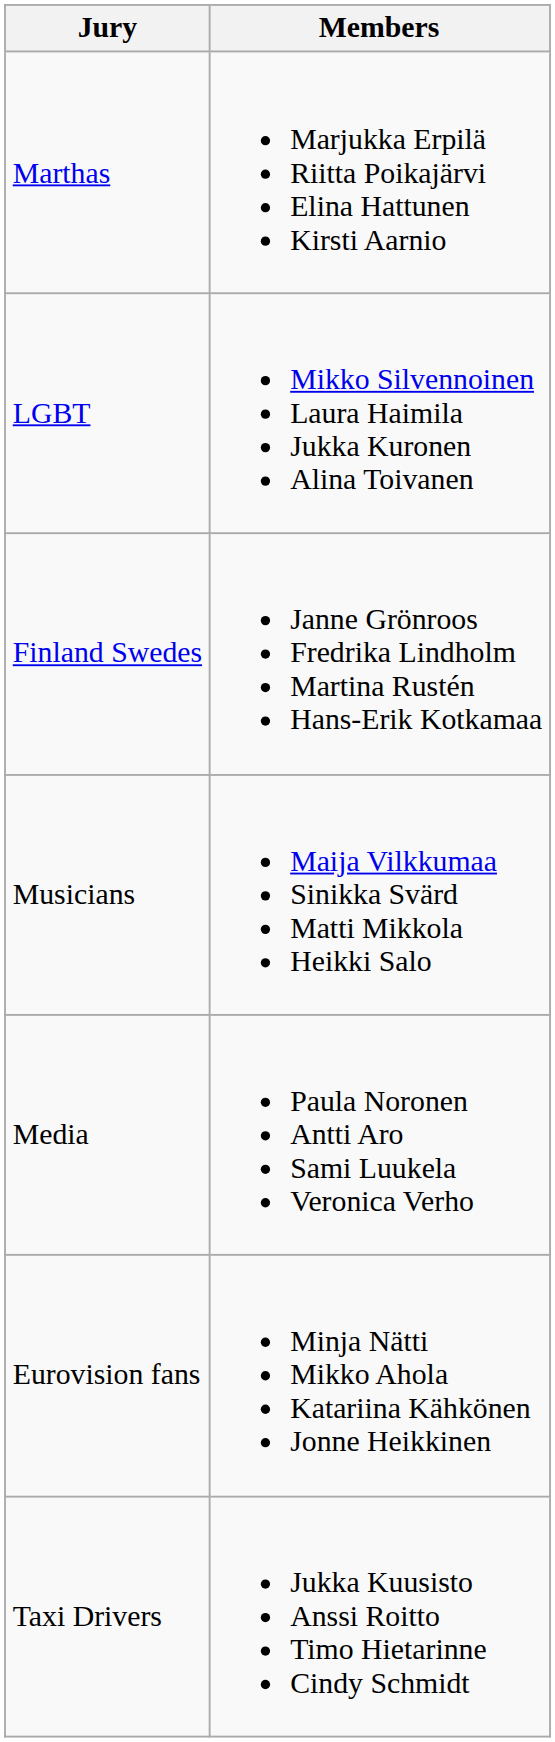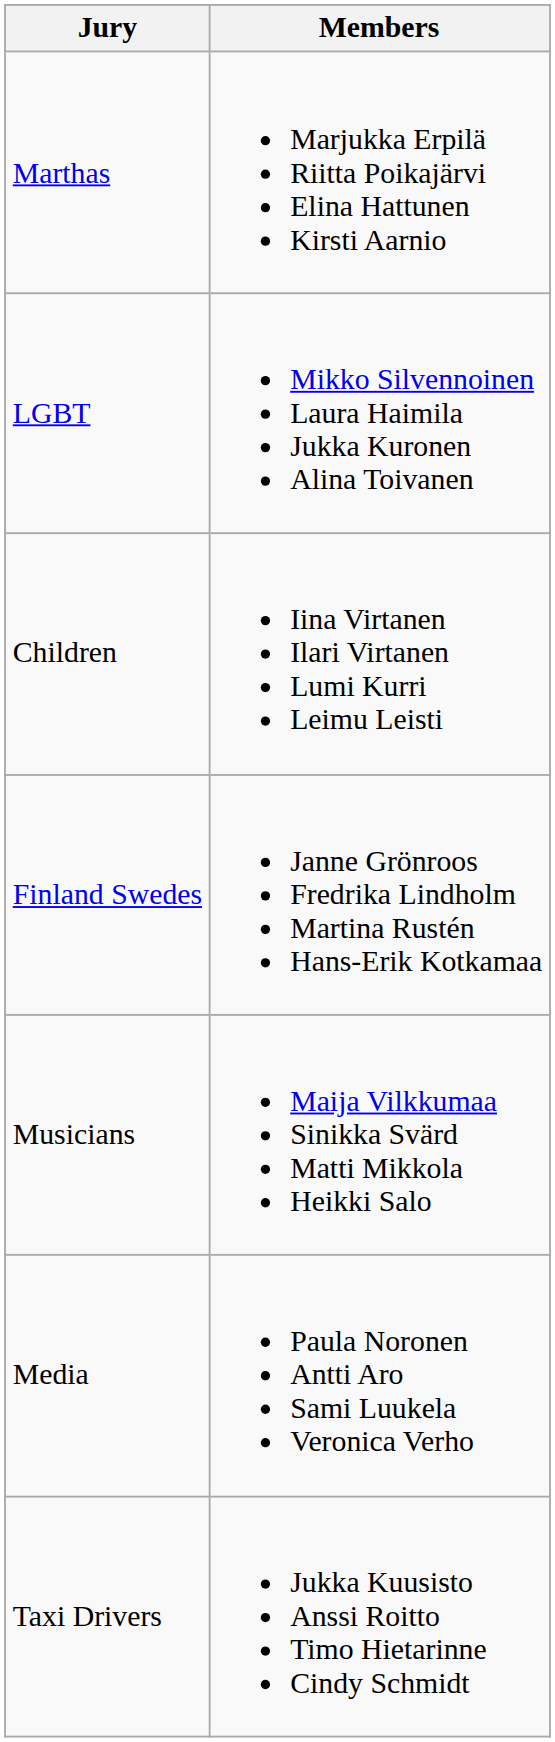+ row: (65, 653)
- row: (107, 1375)
